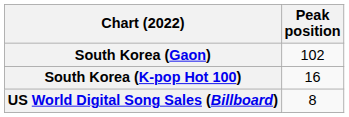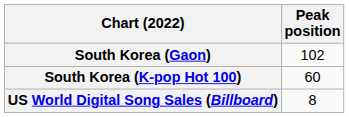(313, 77) 16 -> (313, 77) 60
